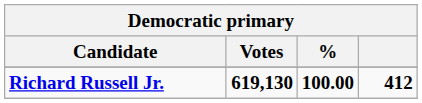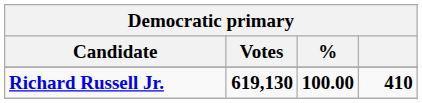(398, 83) 412 -> (398, 83) 410
